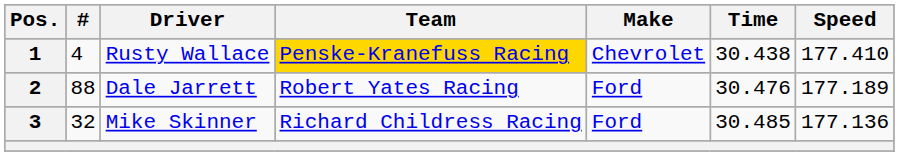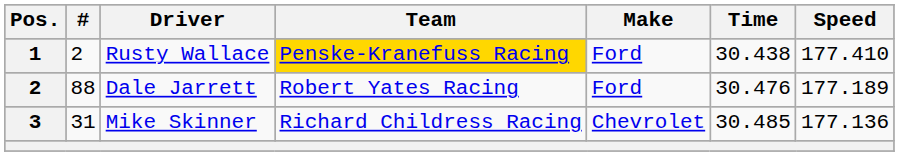(77, 56) 4 -> (77, 56) 2
(648, 56) Chevrolet -> (617, 56) Ford
(83, 124) 32 -> (83, 124) 31
(617, 124) Ford -> (648, 124) Chevrolet
